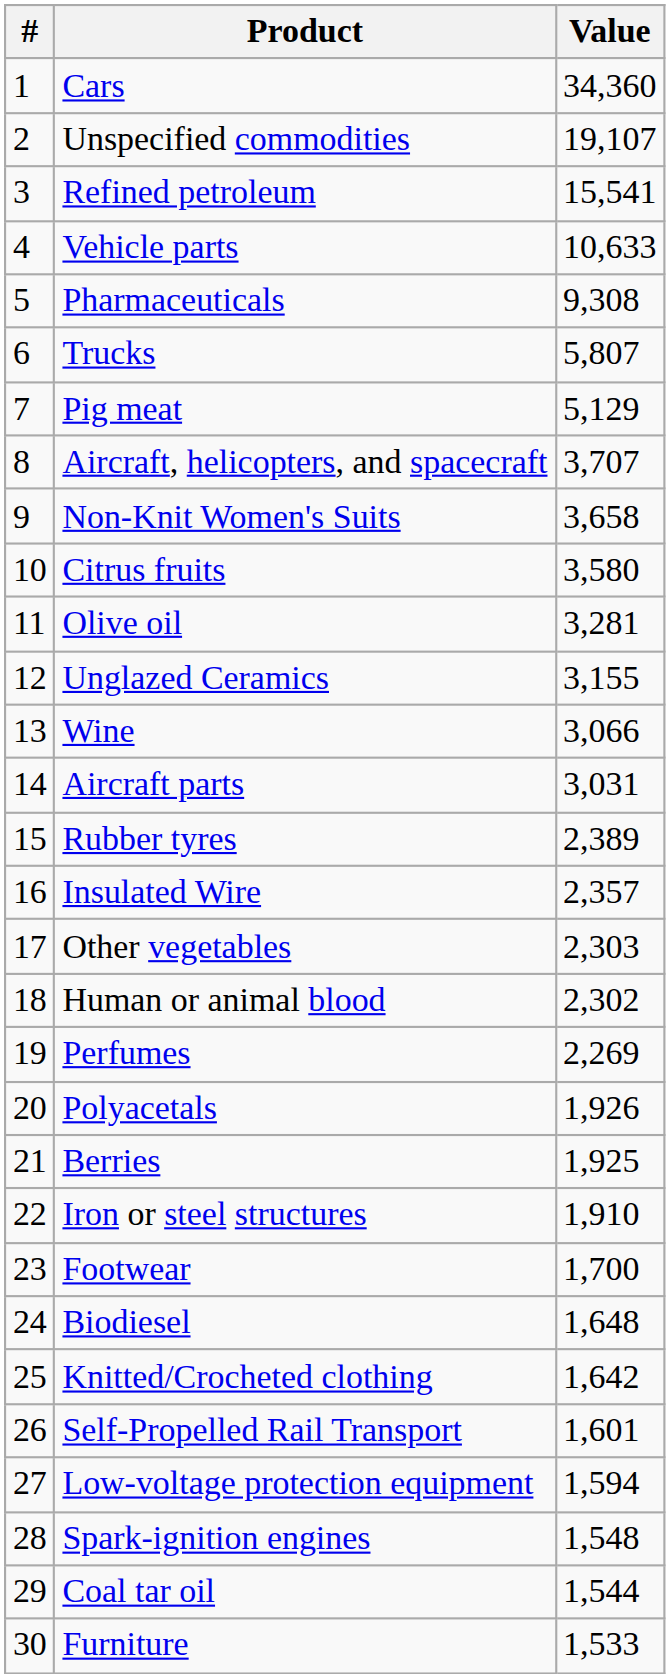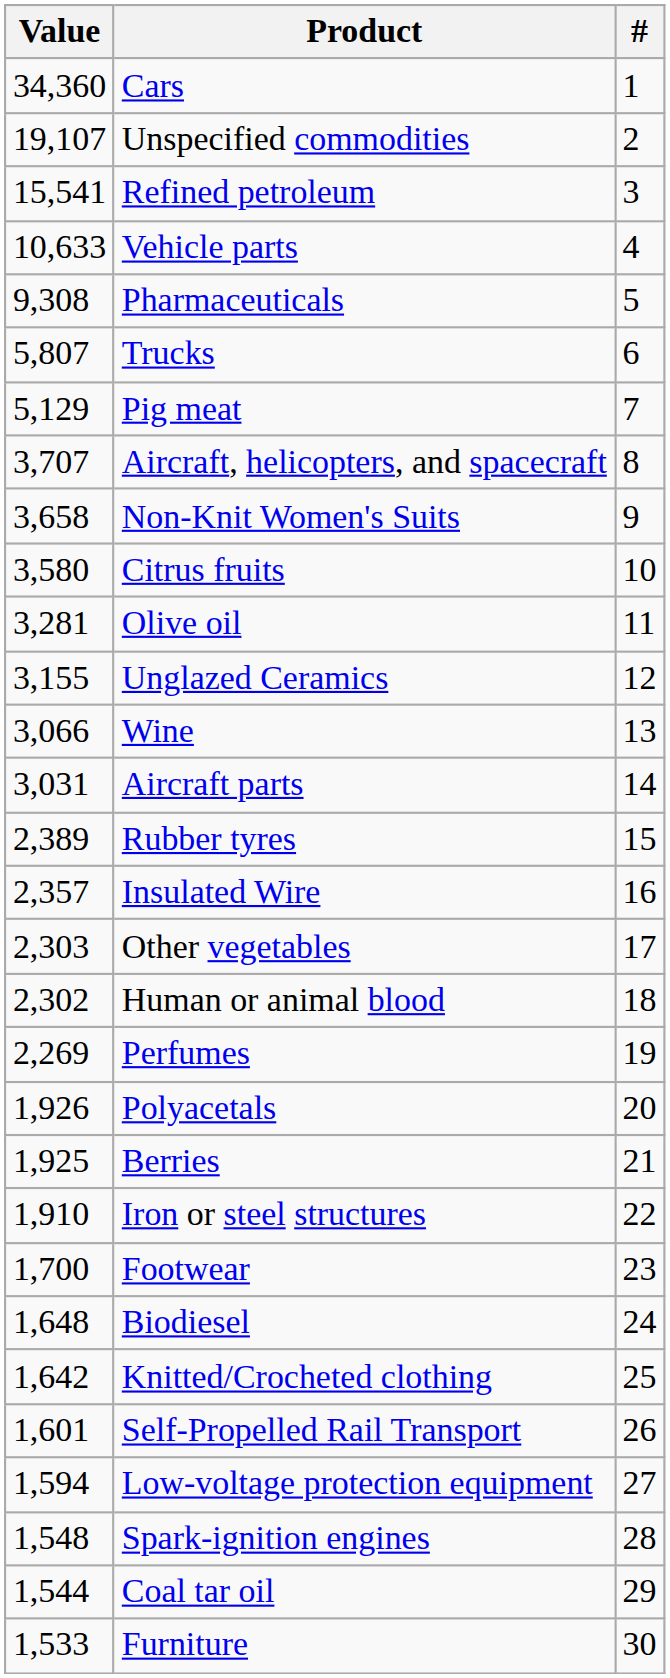columns swapped: (30, 31) <-> (610, 31)
